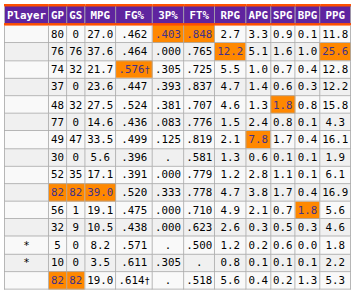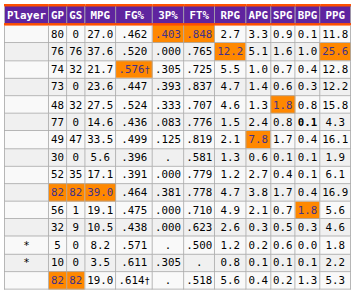(134, 52) .464 -> (134, 52) .520
(58, 87) 37 -> (58, 87) 73
(168, 104) .381 -> (168, 104) .333
(307, 122) normal -> (307, 122) bold
(258, 175) 2.8 -> (258, 175) 2.7
(283, 175) 1.1 -> (283, 175) 0.4
(134, 192) .520 -> (134, 192) .464
(168, 192) .333 -> (168, 192) .381
